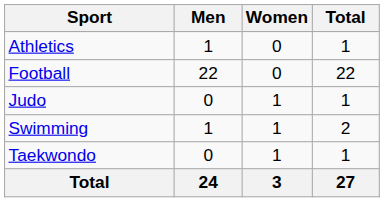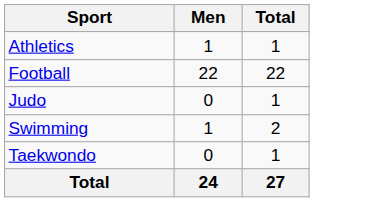- column: (277, 18)
